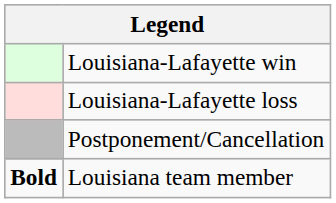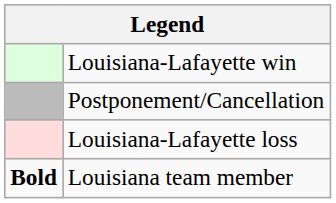rows swapped: (183, 101) <-> (196, 139)
